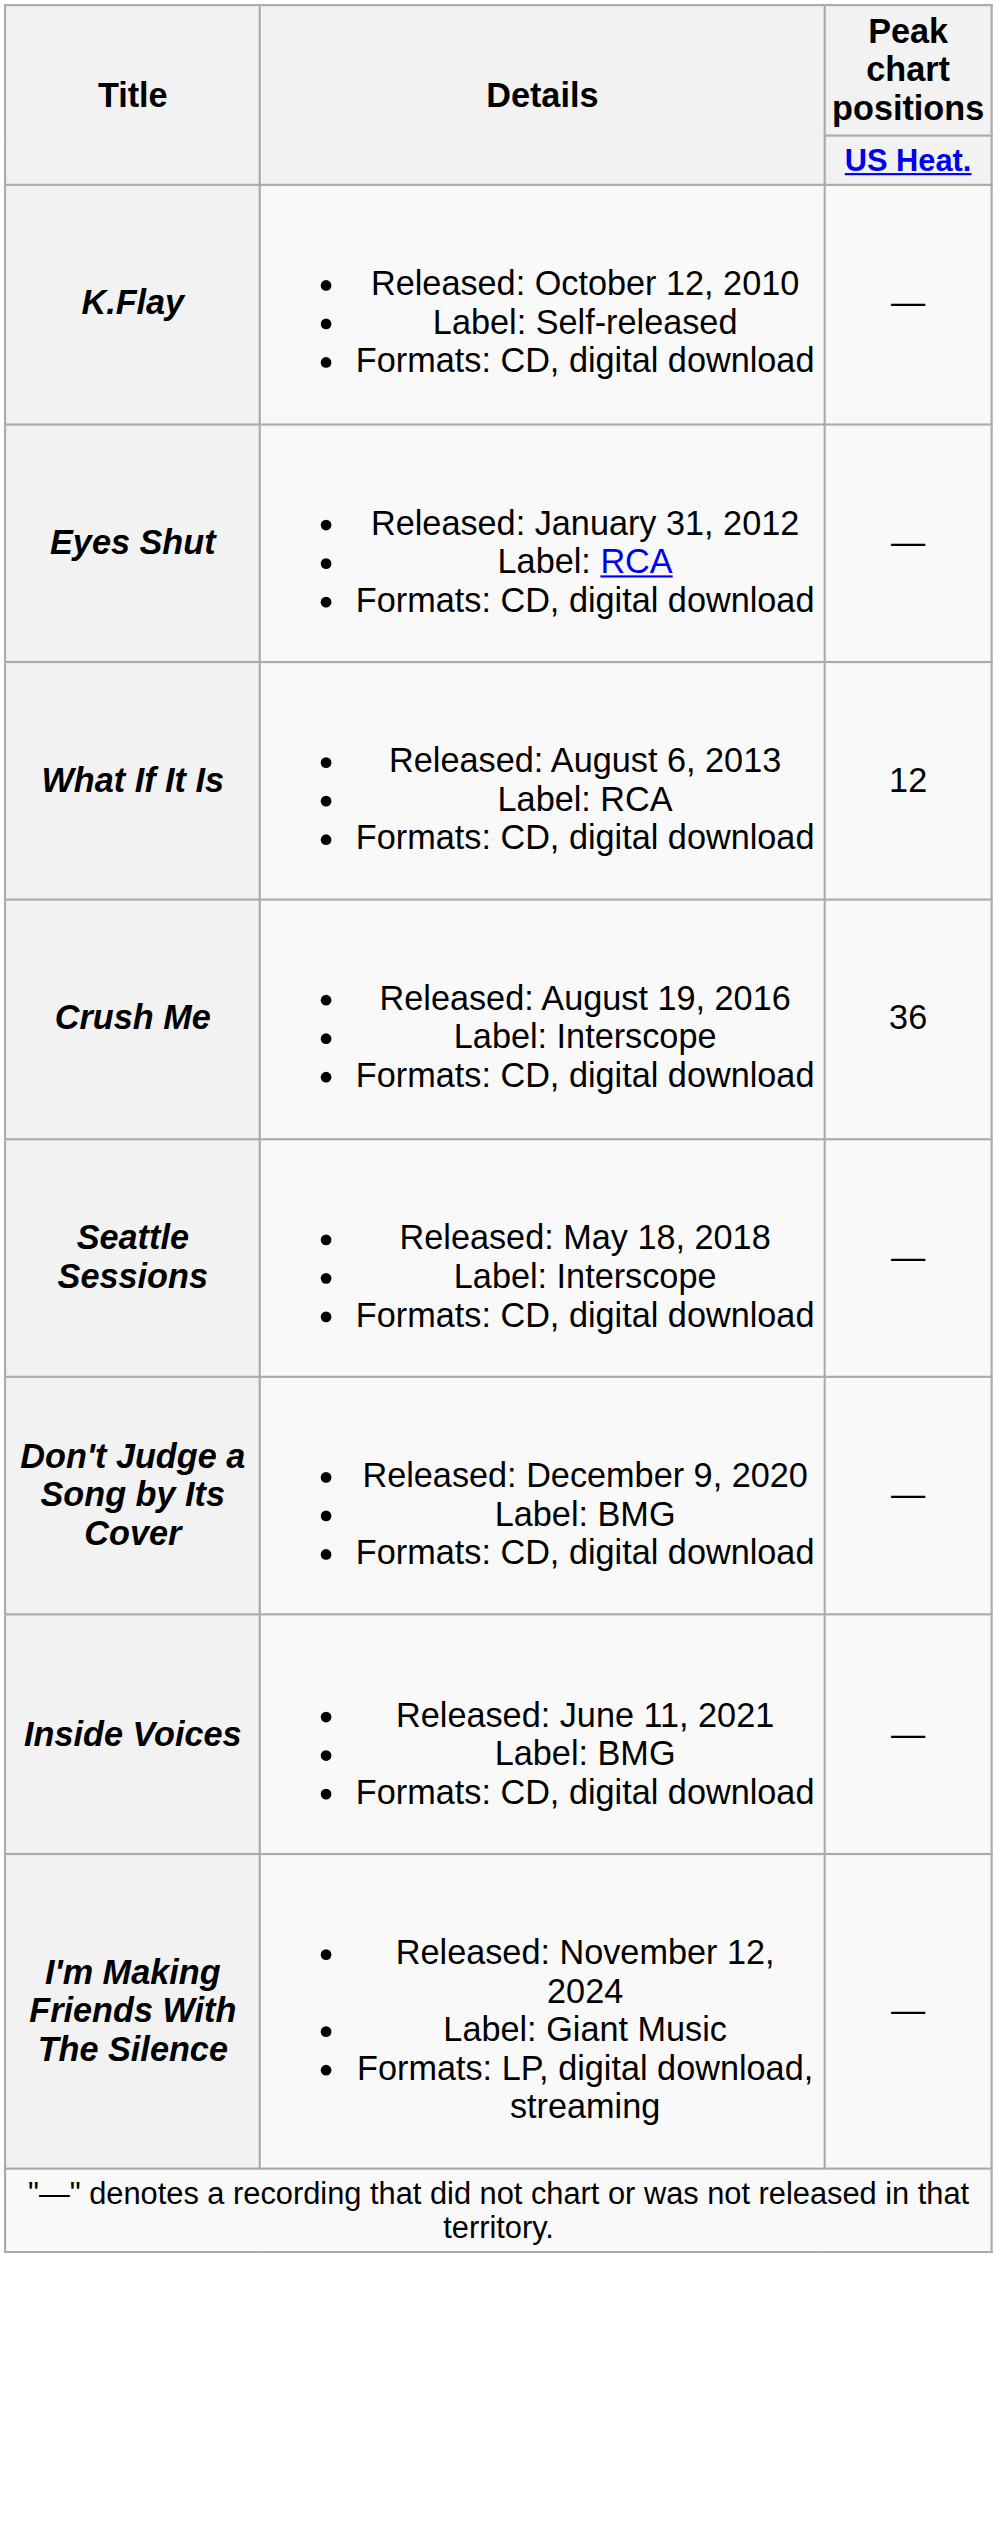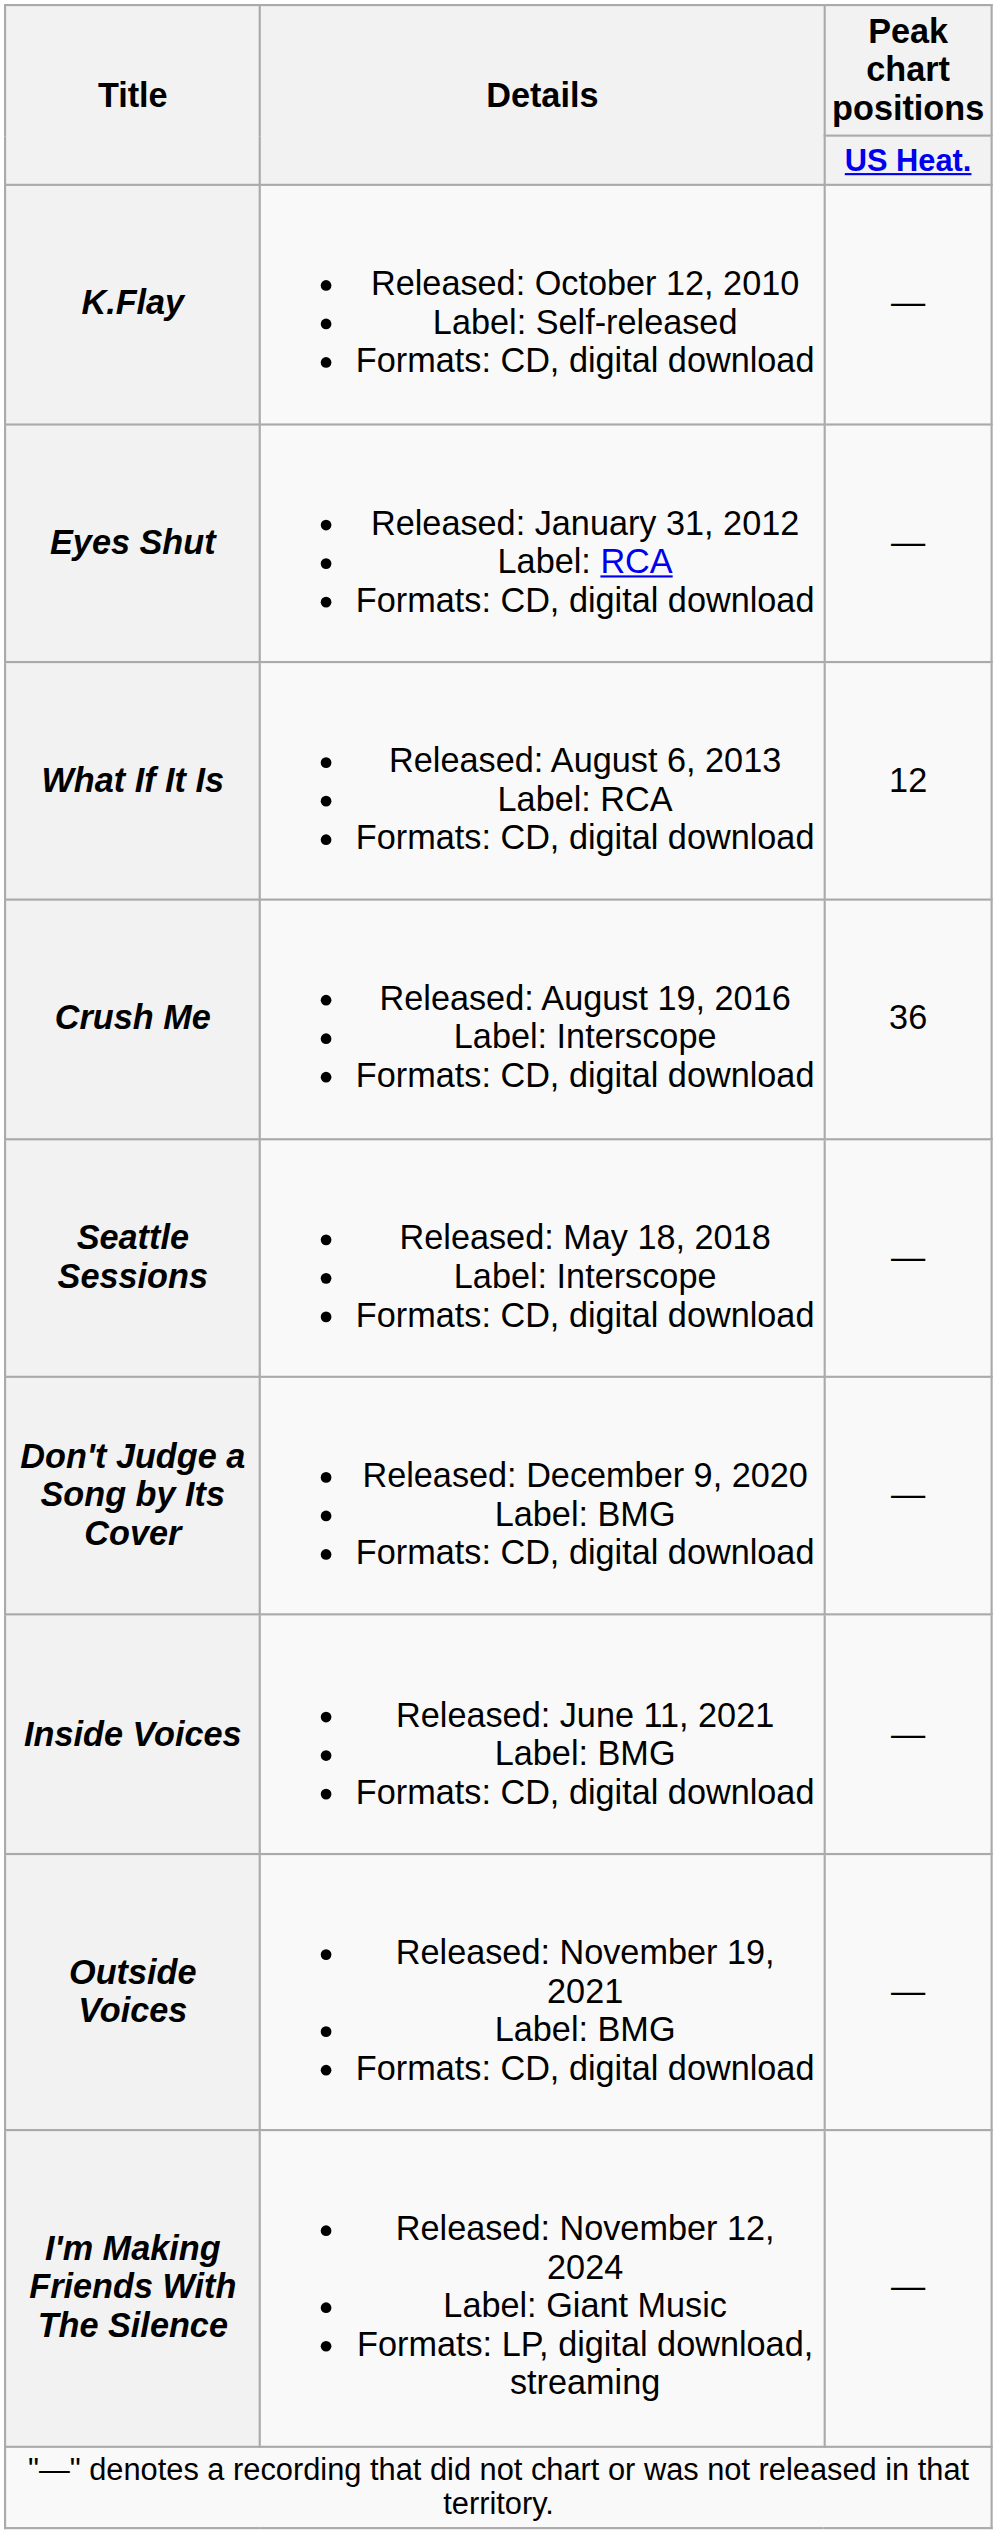+ row: (133, 1991)
